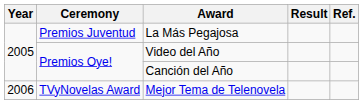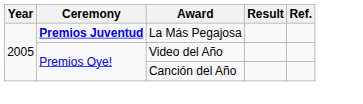(87, 33) normal -> (91, 33) bold
- row: (215, 90)
